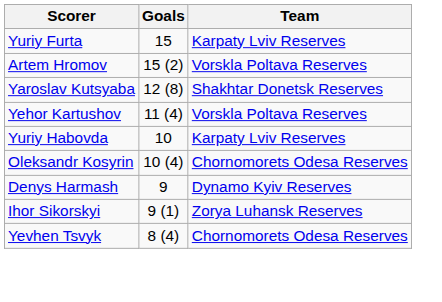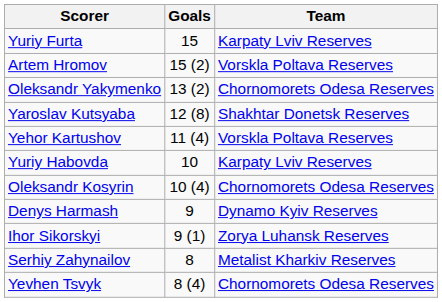+ row: (85, 89)
+ row: (69, 260)
